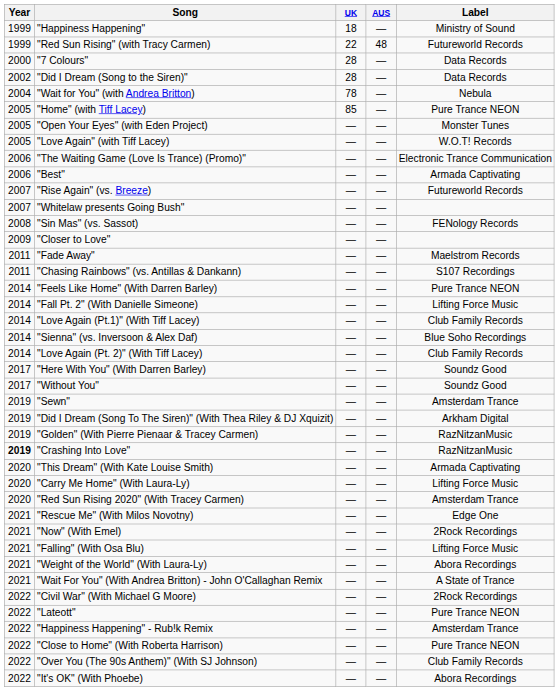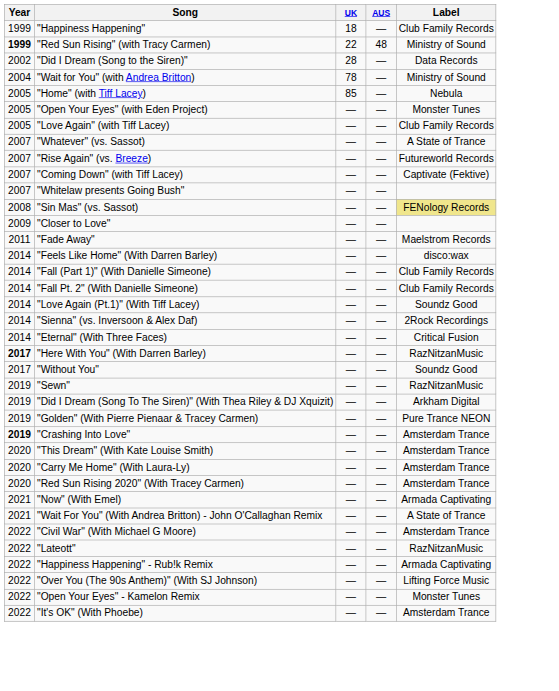(475, 28) Ministry of Sound -> (446, 28) Club Family Records
(19, 45) normal -> (19, 45) bold
(475, 45) Futureworld Records -> (446, 45) Ministry of Sound
- row: (63, 61)
(475, 93) Nebula -> (446, 77) Ministry of Sound
(475, 110) Pure Trance NEON -> (446, 93) Nebula
(475, 142) W.O.T! Records -> (446, 126) Club Family Records
- row: (141, 158)
- row: (51, 175)
+ row: (91, 142)
+ row: (110, 175)
(475, 223) no background -> (446, 207) khaki background
- row: (139, 272)
(475, 288) Pure Trance NEON -> (446, 256) disco:wax
+ row: (124, 272)
(475, 304) Lifting Force Music -> (446, 288) Club Family Records
(475, 321) Club Family Records -> (446, 304) Soundz Good
(475, 337) Blue Soho Recordings -> (446, 321) 2Rock Recordings
- row: (120, 353)
+ row: (102, 337)
(19, 369) normal -> (19, 353) bold
(475, 369) Soundz Good -> (446, 353) RazNitzanMusic
(475, 402) Amsterdam Trance -> (446, 386) RazNitzanMusic
(475, 434) RazNitzanMusic -> (446, 418) Pure Trance NEON
(475, 451) RazNitzanMusic -> (446, 434) Amsterdam Trance
(475, 467) Armada Captivating -> (446, 451) Amsterdam Trance
(475, 483) Lifting Force Music -> (446, 467) Amsterdam Trance
- row: (115, 516)
(475, 532) 2Rock Recordings -> (446, 499) Armada Captivating
- row: (90, 548)
- row: (122, 564)
(475, 597) 2Rock Recordings -> (446, 532) Amsterdam Trance
(475, 613) Pure Trance NEON -> (446, 548) RazNitzanMusic
(475, 629) Amsterdam Trance -> (446, 564) Armada Captivating
- row: (130, 645)
(475, 662) Club Family Records -> (446, 581) Lifting Force Music
+ row: (118, 597)
(475, 678) Abora Recordings -> (446, 613) Amsterdam Trance
